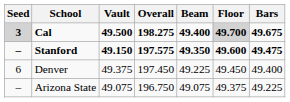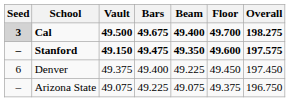columns swapped: (267, 13) <-> (156, 13)
(231, 32) lightgrey background -> (225, 32) no background
